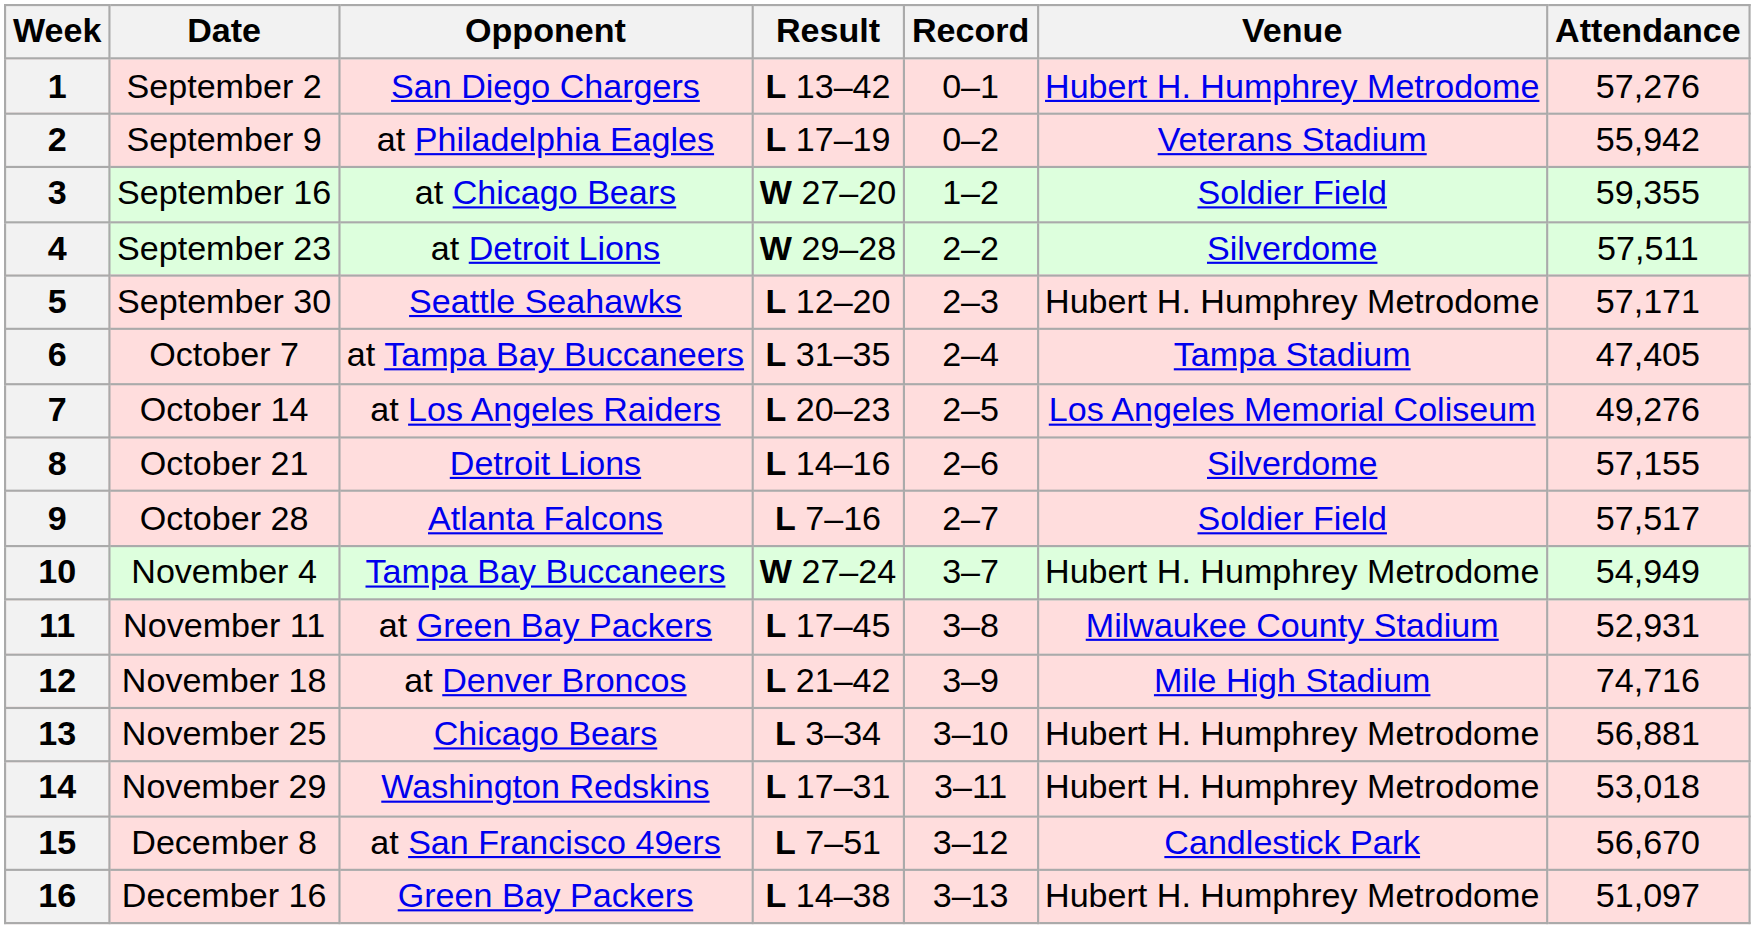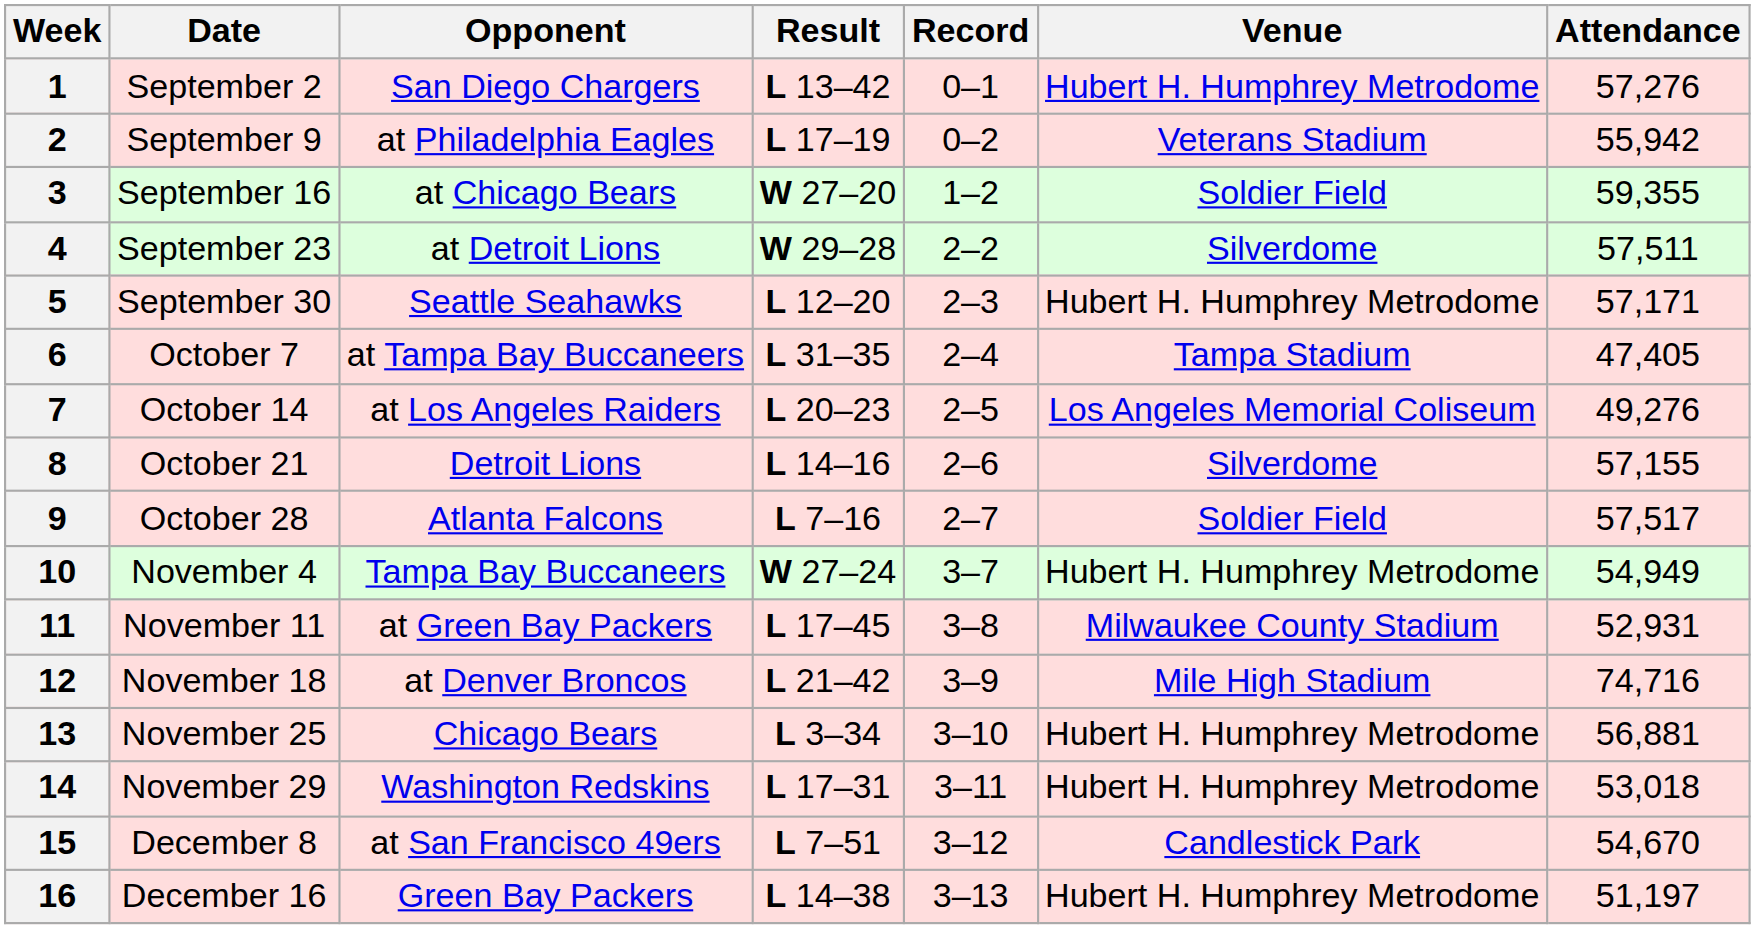(1648, 842) 56,670 -> (1648, 842) 54,670
(1648, 896) 51,097 -> (1648, 896) 51,197
